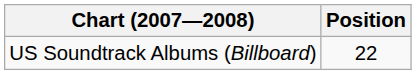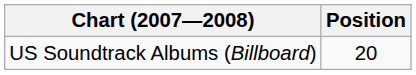(366, 52) 22 -> (366, 52) 20
